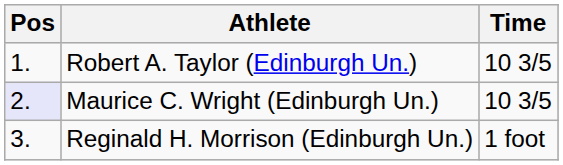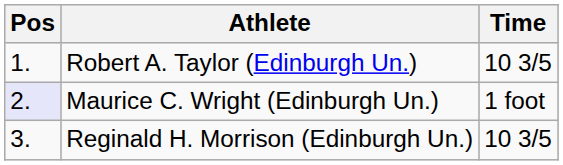(518, 100) 10 3/5 -> (515, 100) 1 foot
(515, 139) 1 foot -> (518, 139) 10 3/5
